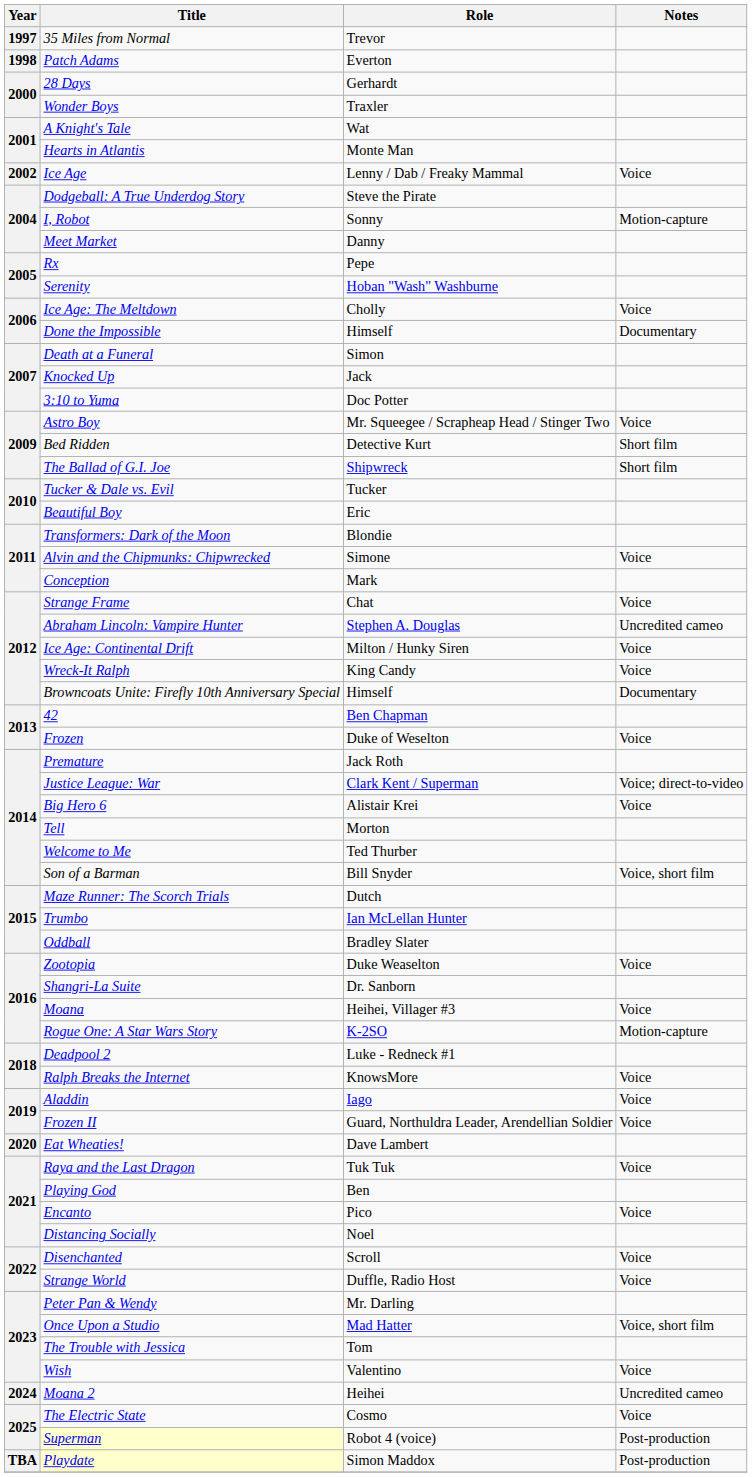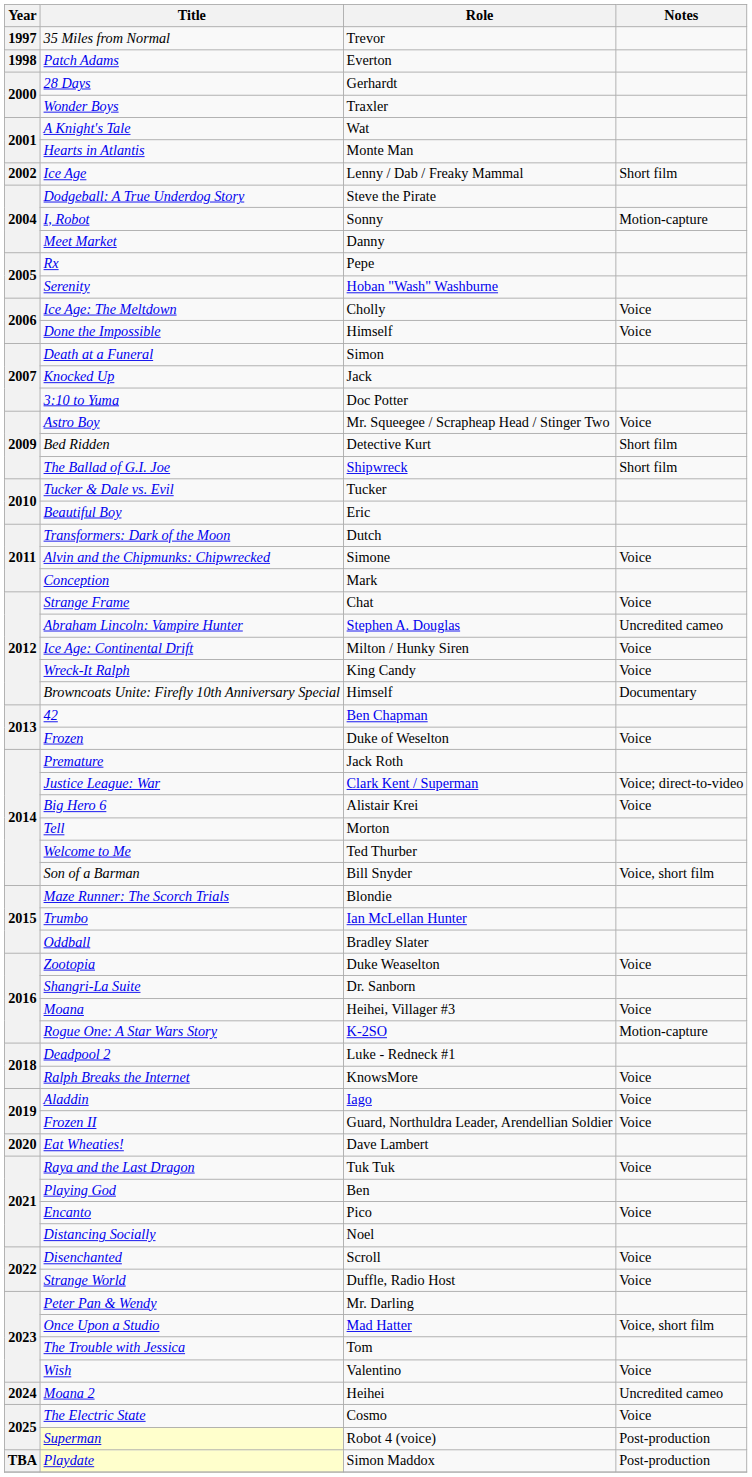(635, 173) Voice -> (648, 173) Short film
(658, 331) Documentary -> (635, 331) Voice
(369, 535) Blondie -> (364, 535) Dutch
(364, 896) Dutch -> (369, 896) Blondie
